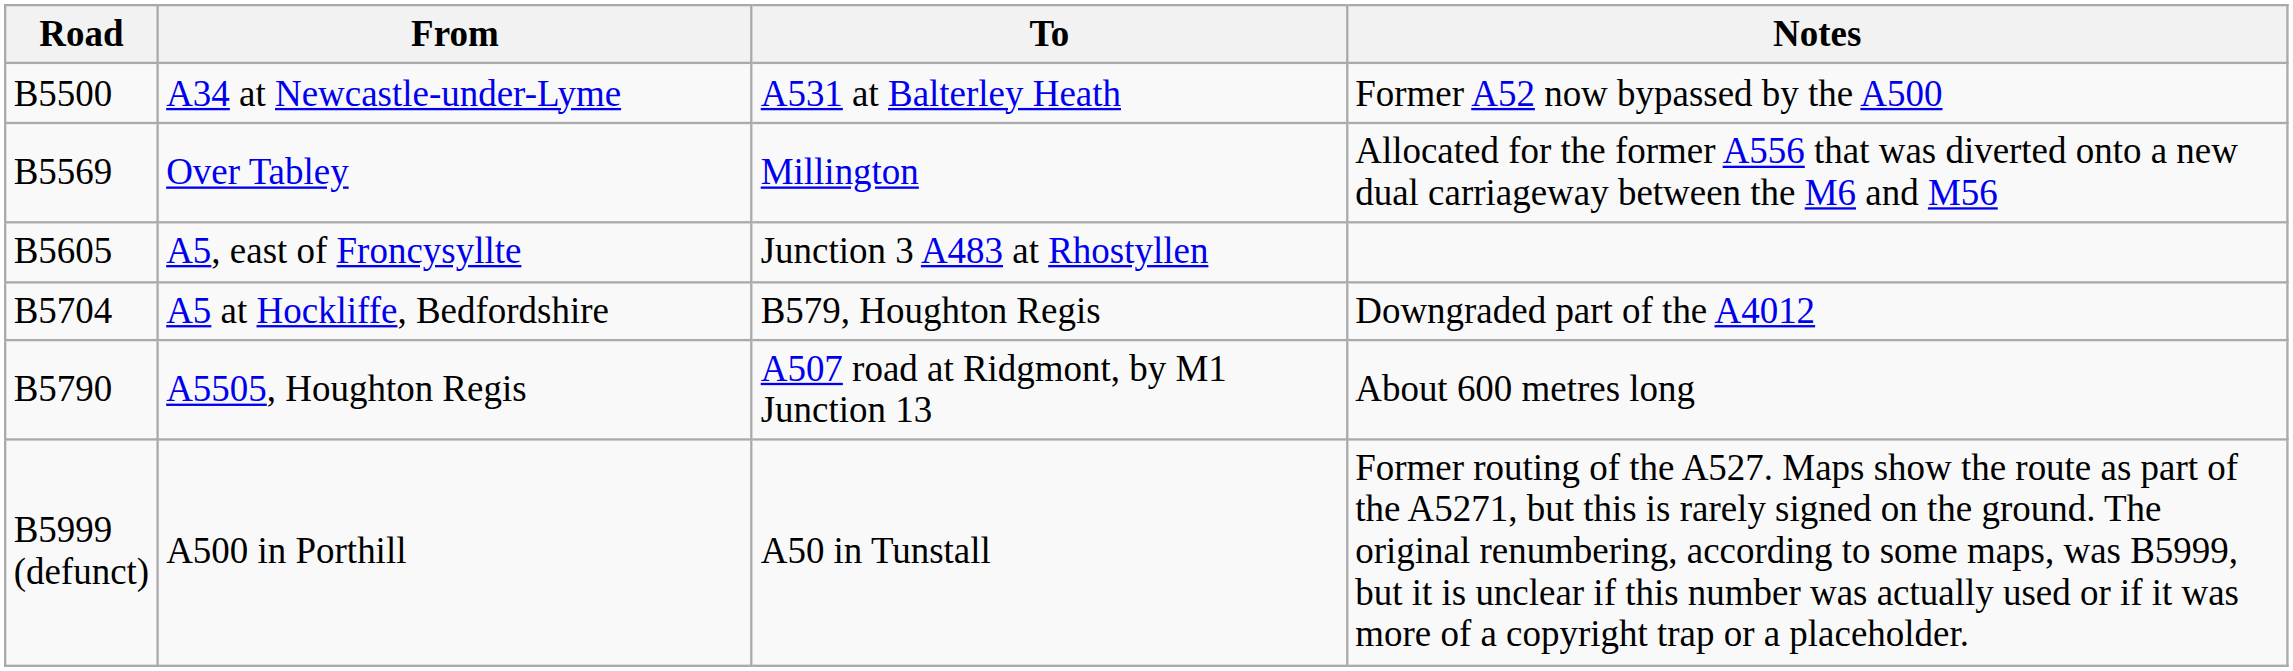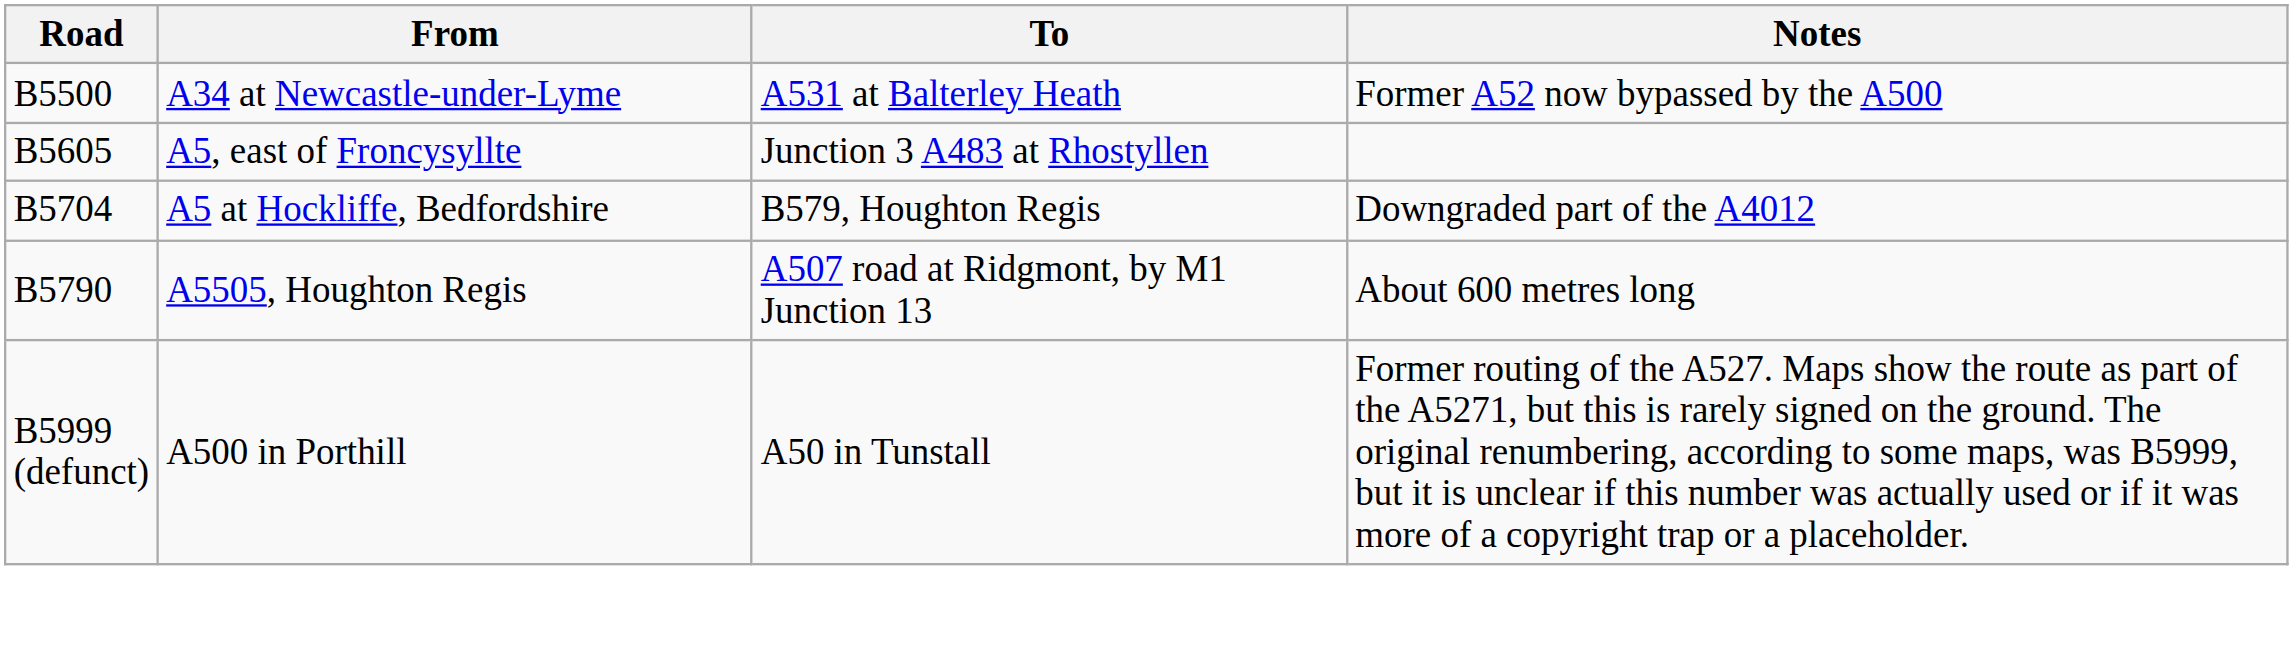- row: (257, 171)
